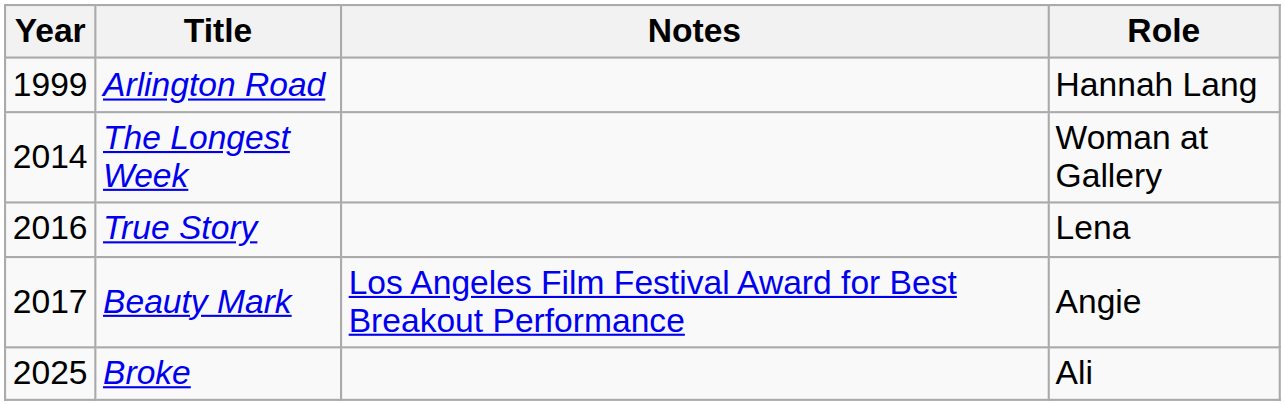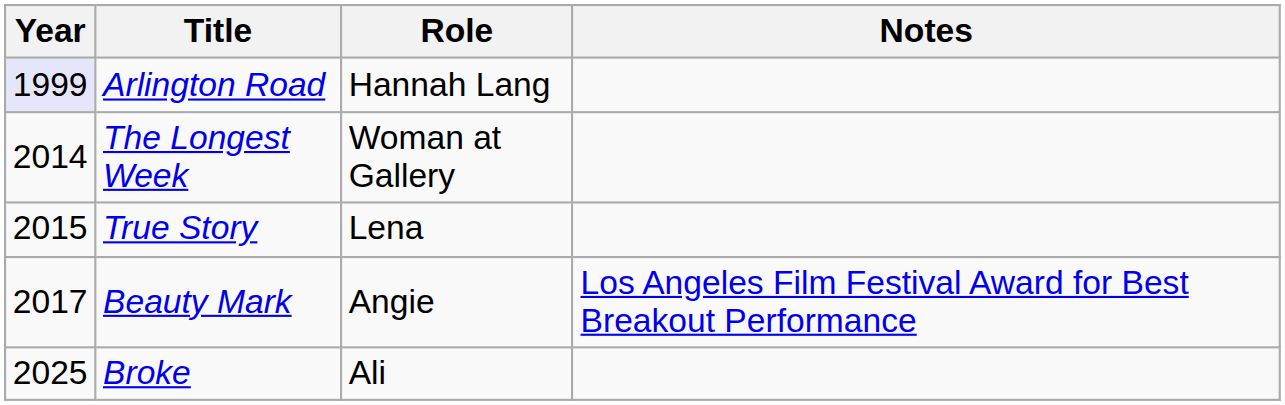columns swapped: (1164, 31) <-> (694, 31)
(50, 84) no background -> (50, 84) lavender background
(50, 228) 2016 -> (50, 228) 2015
